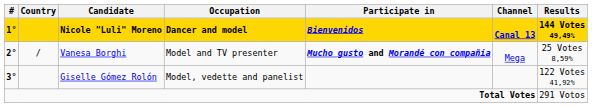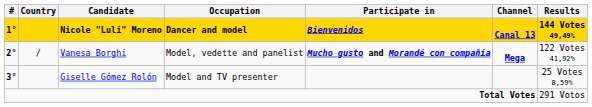(222, 53) Model and TV presenter -> (235, 53) Model, vedette and panelist
(515, 58) normal -> (515, 58) bold
(562, 53) 25 Votes 8,59% -> (562, 53) 122 Votes 41,92%
(235, 77) Model, vedette and panelist -> (222, 77) Model and TV presenter
(562, 77) 122 Votes 41,92% -> (562, 77) 25 Votes 8,59%
